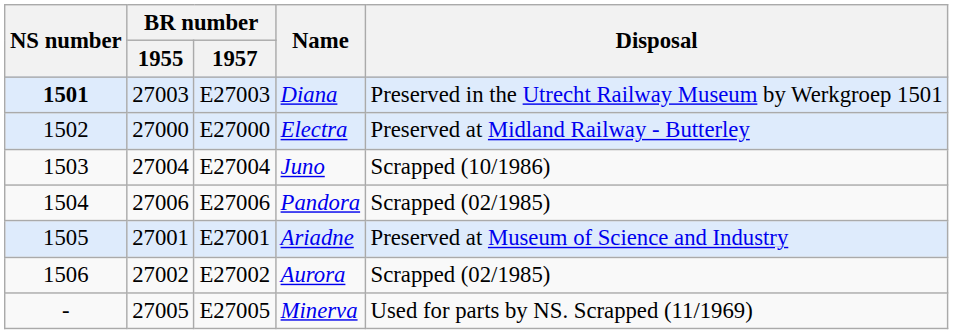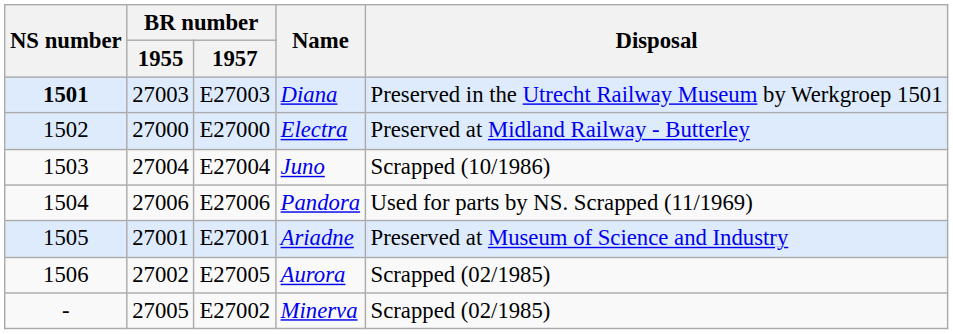(460, 202) Scrapped (02/1985) -> (562, 202) Used for parts by NS. Scrapped (11/1969)
(235, 274) E27002 -> (235, 274) E27005
(235, 310) E27005 -> (235, 310) E27002
(562, 310) Used for parts by NS. Scrapped (11/1969) -> (460, 310) Scrapped (02/1985)
